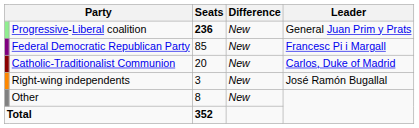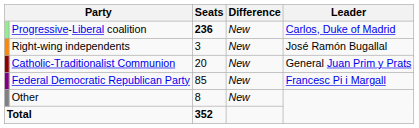(349, 30) General Juan Prim y Prats -> (341, 30) Carlos, Duke of Madrid
rows swapped: (101, 47) <-> (71, 81)
(341, 64) Carlos, Duke of Madrid -> (349, 64) General Juan Prim y Prats
